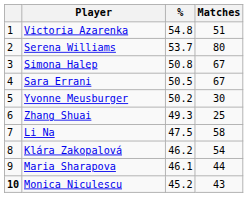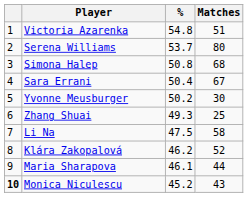(219, 64) 67 -> (219, 64) 68
(180, 81) 50.5 -> (180, 81) 50.4
(219, 149) 54 -> (219, 149) 52
